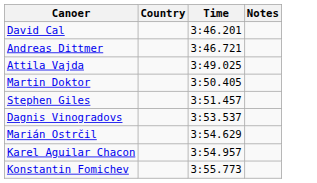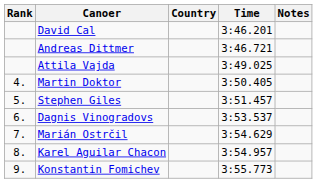+ column: (20, 13)
